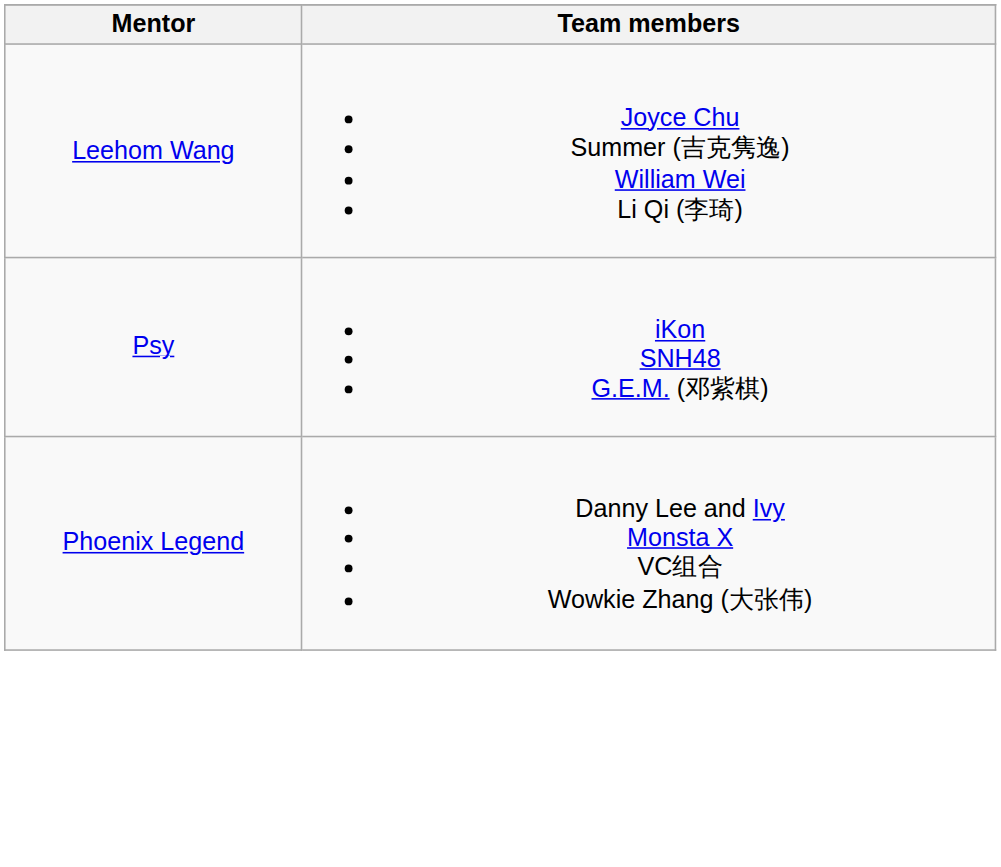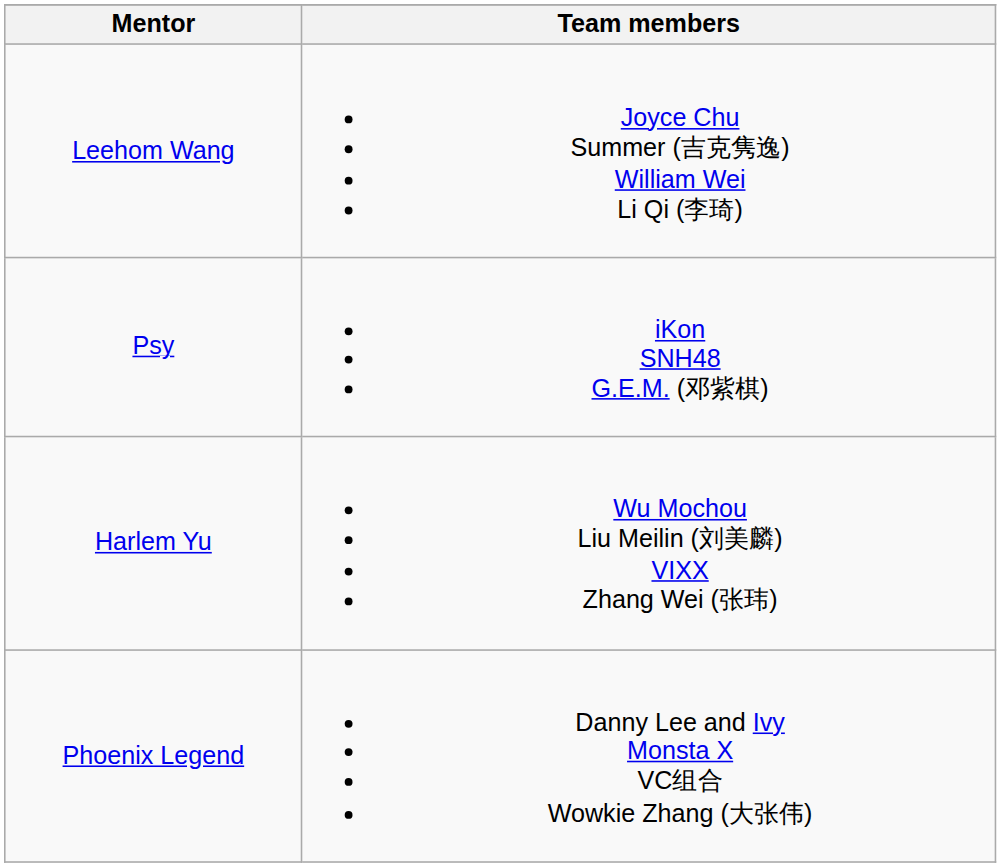+ row: (153, 542)
